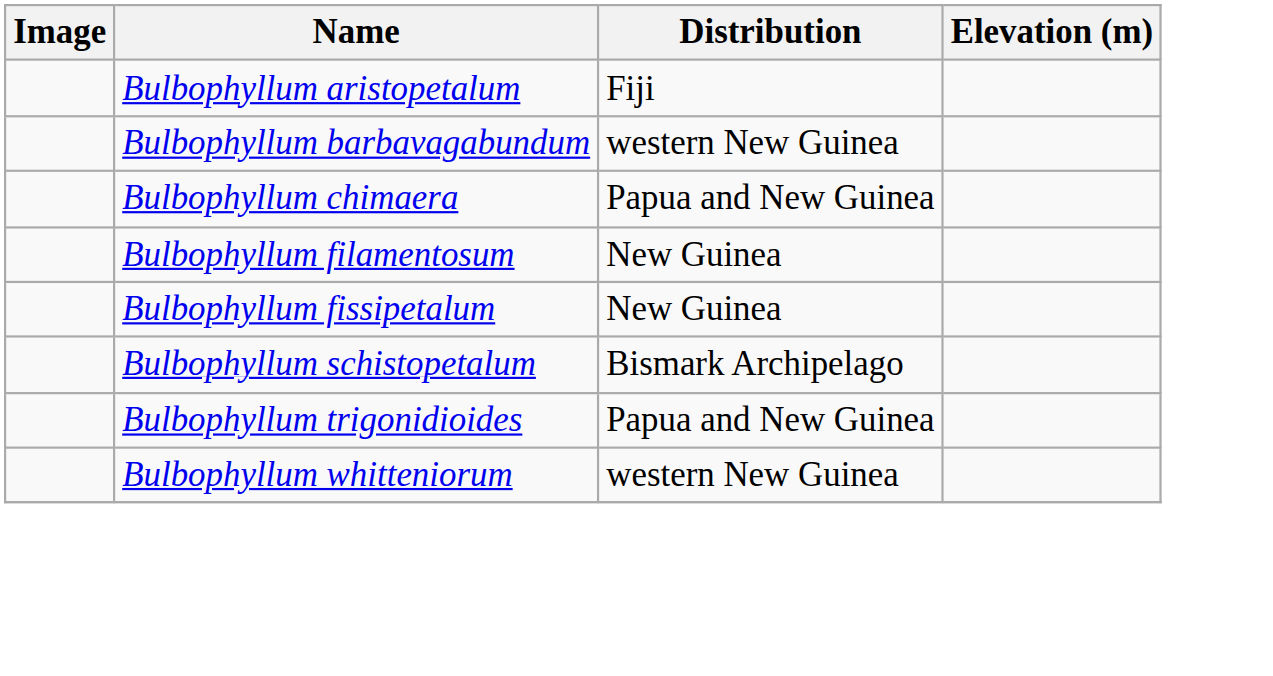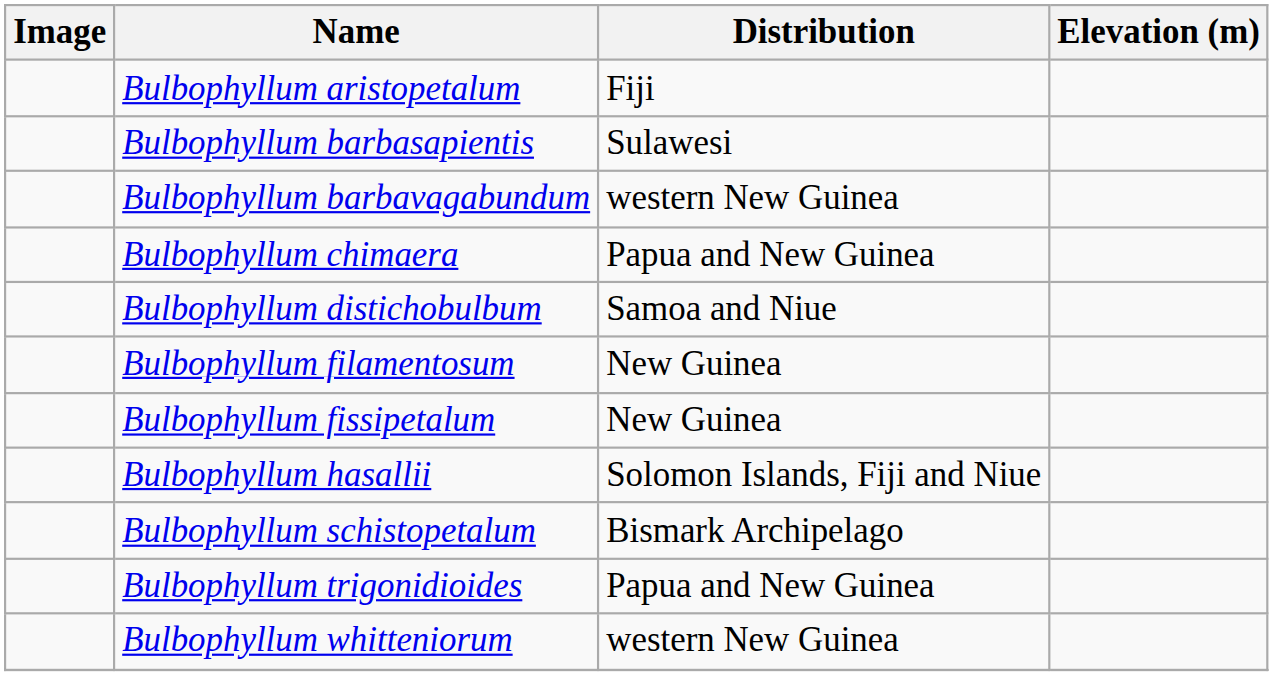+ row: (328, 142)
+ row: (332, 308)
+ row: (277, 474)
